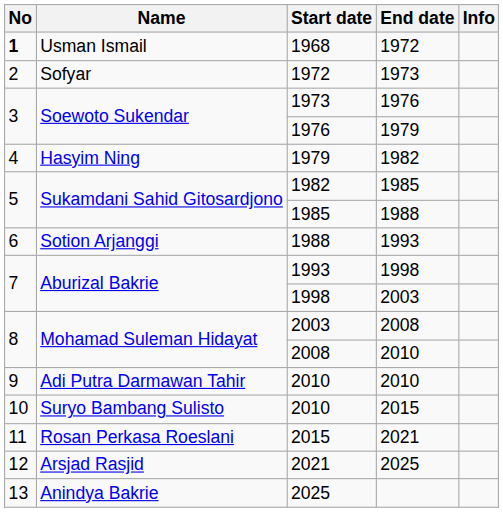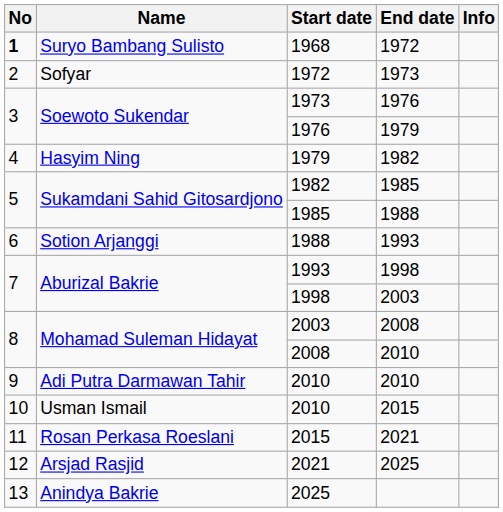(93, 46) Usman Ismail -> (132, 46) Suryo Bambang Sulisto
(132, 409) Suryo Bambang Sulisto -> (93, 409) Usman Ismail
